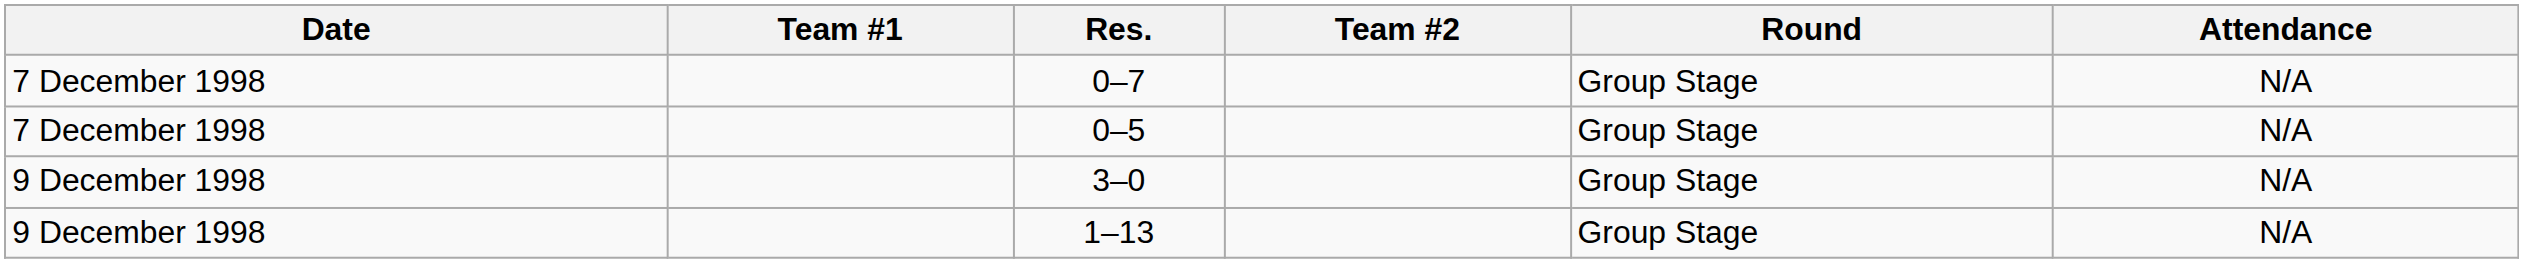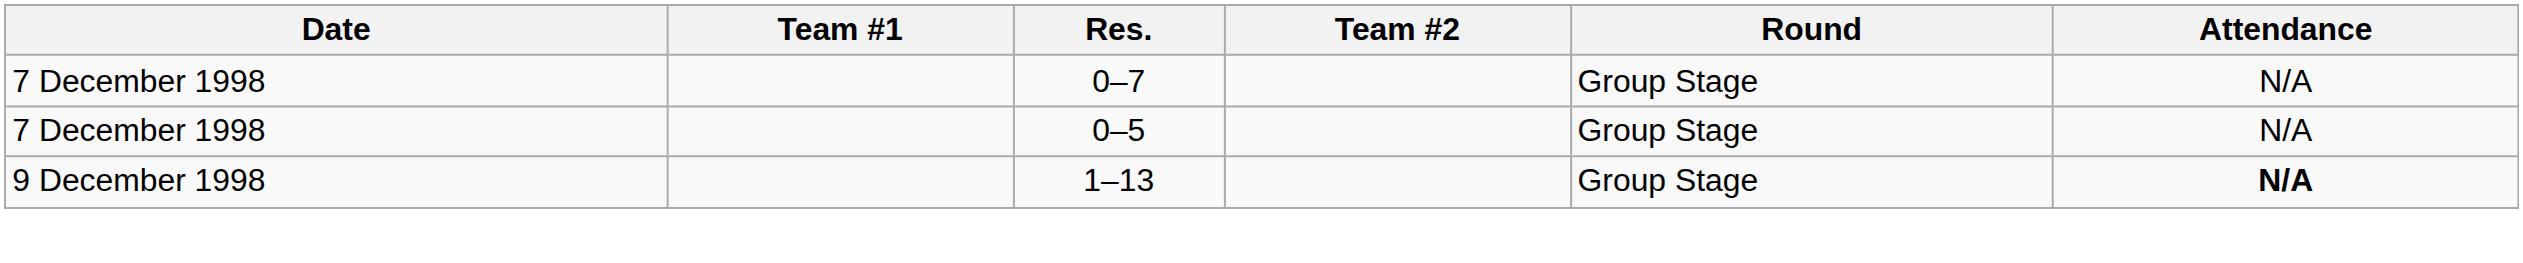- row: (1119, 181)
(2286, 231) normal -> (2286, 181) bold
